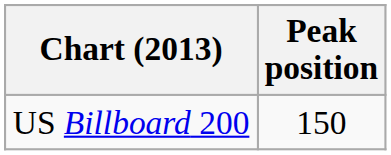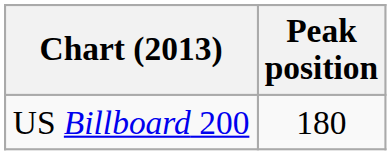(321, 121) 150 -> (321, 121) 180
